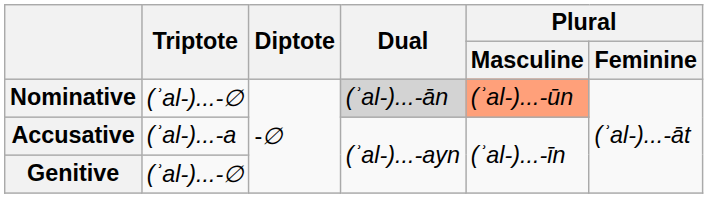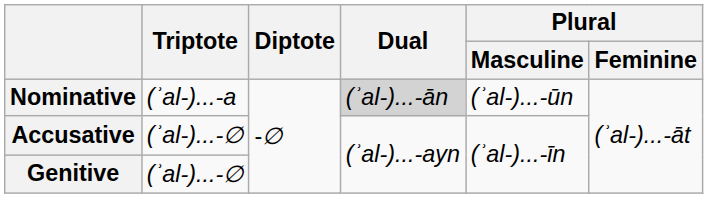(195, 98) (ʾal-)...-∅ -> (192, 97) (ʾal-)...-a
(522, 97) lightsalmon background -> (522, 97) no background
(192, 135) (ʾal-)...-a -> (195, 135) (ʾal-)...-∅
